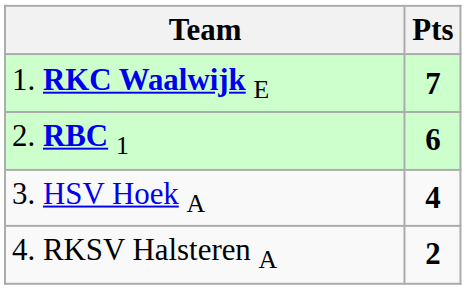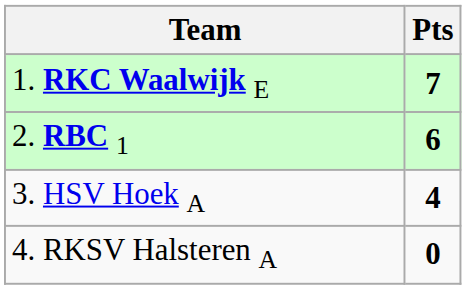(433, 254) 2 -> (433, 254) 0
